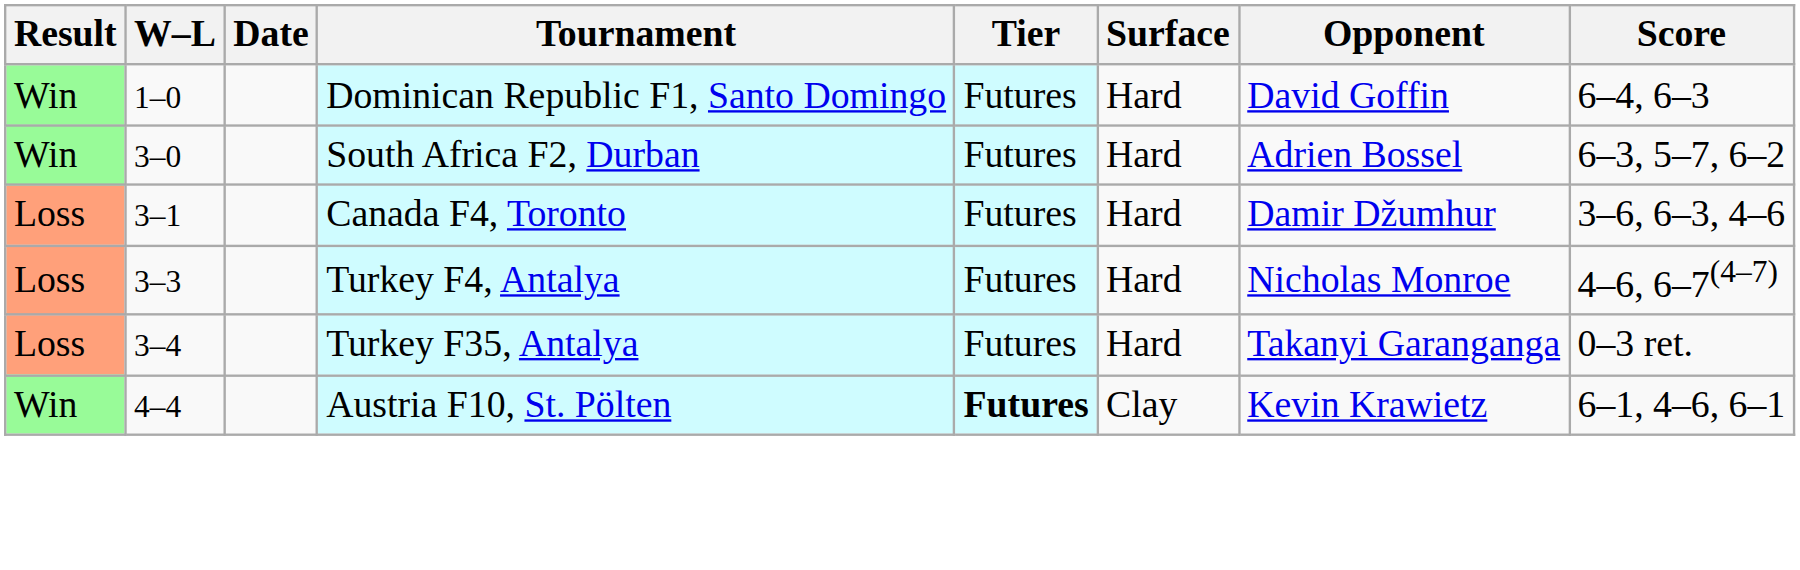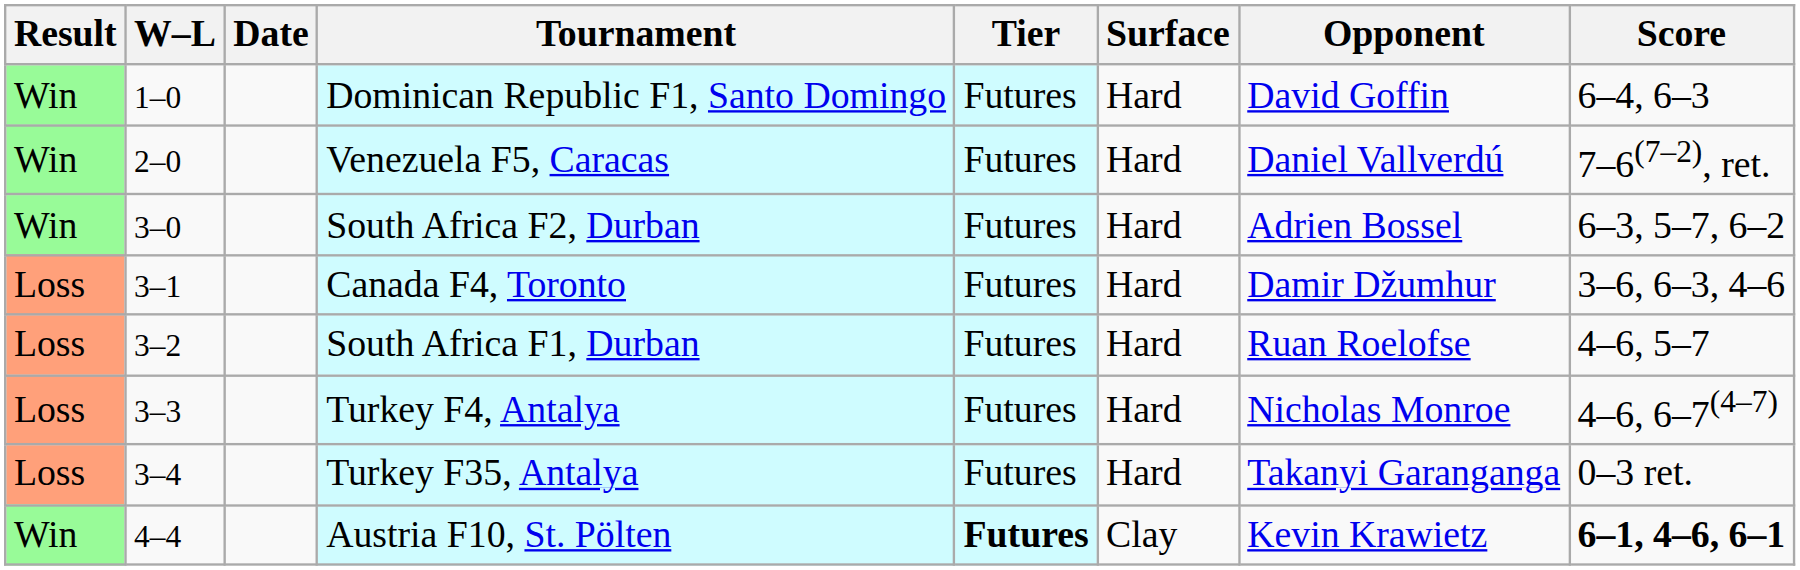+ row: (498, 159)
+ row: (513, 344)
(1681, 403) normal -> (1681, 533) bold
